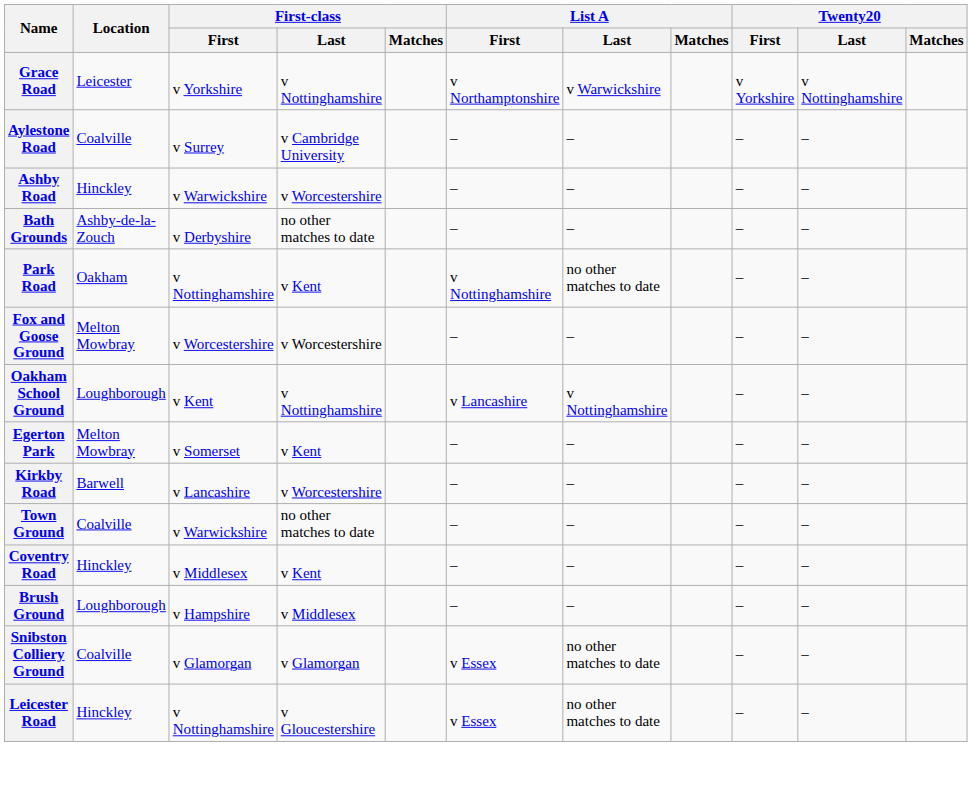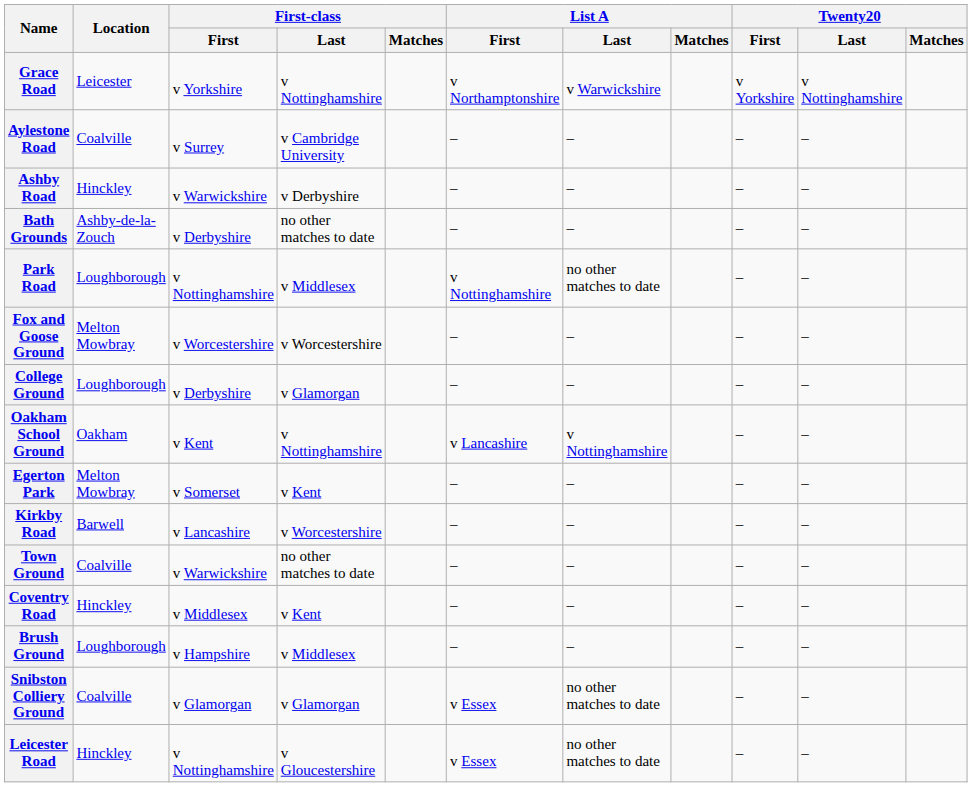(331, 196) v Worcestershire -> (320, 196) v Derbyshire
(102, 277) Oakham -> (121, 277) Loughborough
(301, 286) v Kent -> (318, 286) v Middlesex
+ row: (39, 384)
(121, 393) Loughborough -> (102, 434) Oakham
